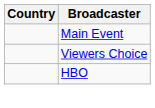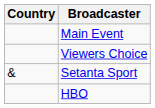+ row: (99, 73)
